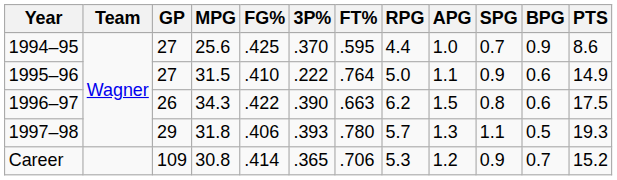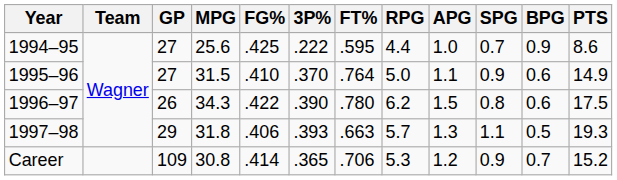(311, 47) .370 -> (311, 47) .222
(311, 75) .222 -> (311, 75) .370
(357, 103) .663 -> (357, 103) .780
(357, 132) .780 -> (357, 132) .663
